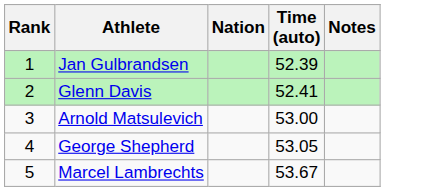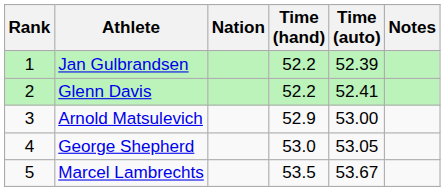+ column: (299, 27)
